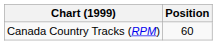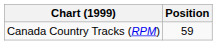(187, 31) 60 -> (187, 31) 59
